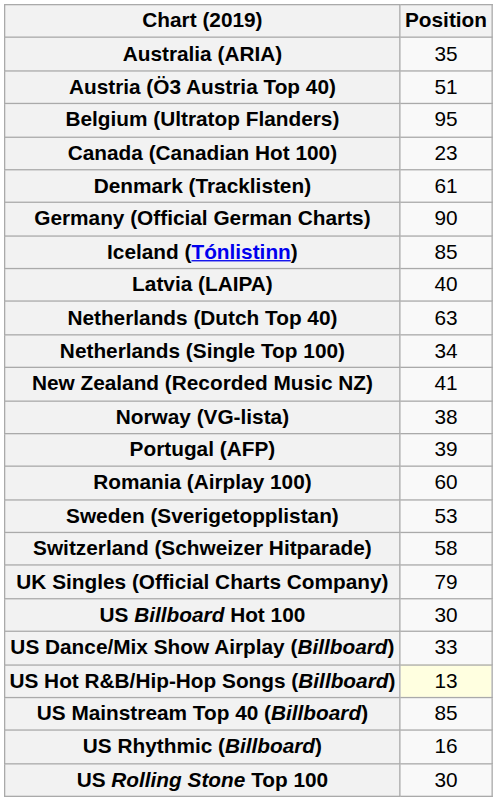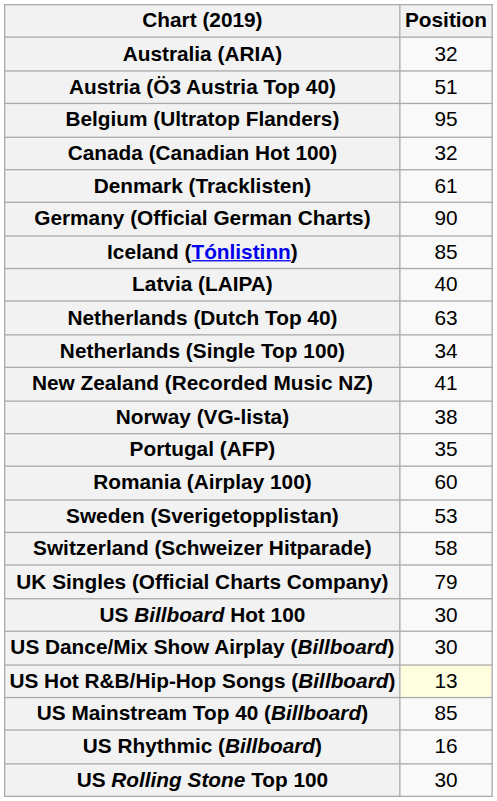(446, 53) 35 -> (446, 53) 32
(446, 152) 23 -> (446, 152) 32
(446, 449) 39 -> (446, 449) 35
(446, 647) 33 -> (446, 647) 30
